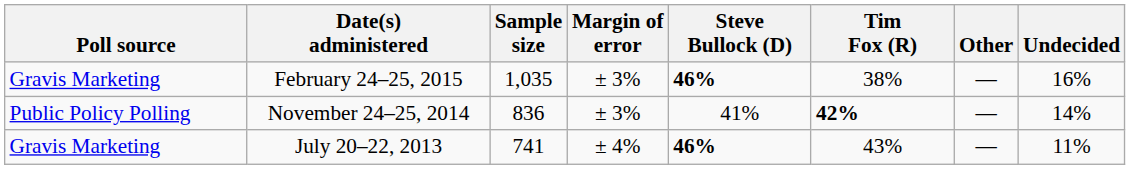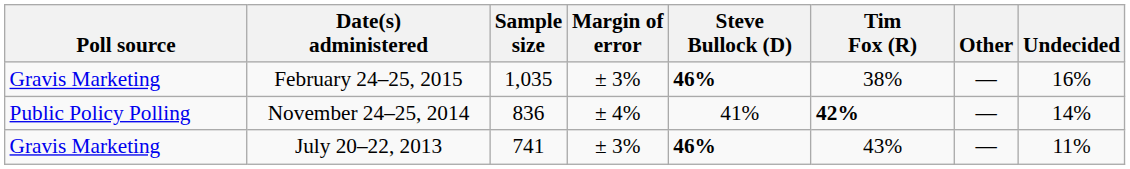(618, 112) ± 3% -> (618, 112) ± 4%
(618, 146) ± 4% -> (618, 146) ± 3%
